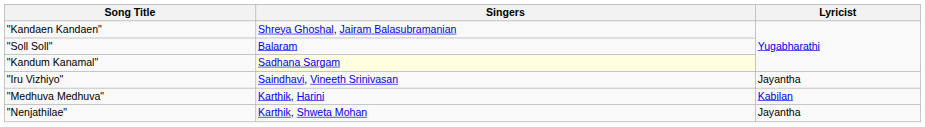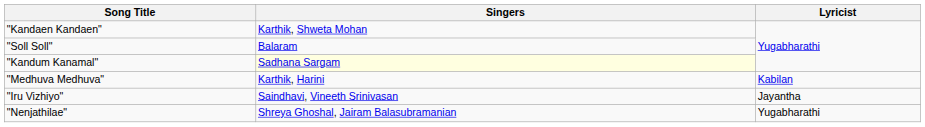(357, 29) Shreya Ghoshal, Jairam Balasubramanian -> (313, 29) Karthik, Shweta Mohan
rows swapped: (55, 96) <-> (35, 79)
(313, 113) Karthik, Shweta Mohan -> (357, 113) Shreya Ghoshal, Jairam Balasubramanian
(779, 113) Jayantha -> (789, 113) Yugabharathi
